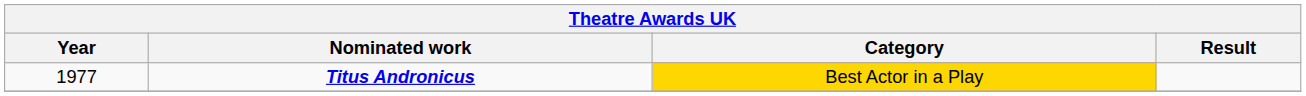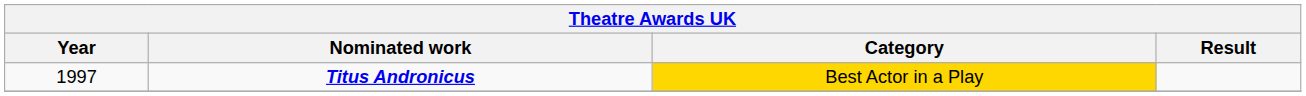(77, 76) 1977 -> (77, 76) 1997
